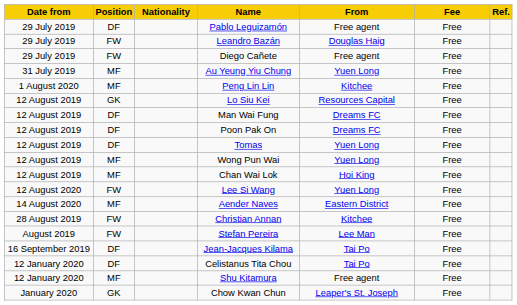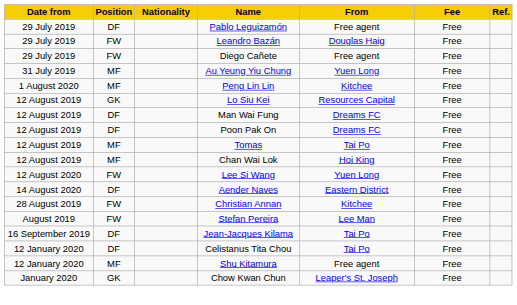(114, 145) DF -> (114, 145) MF
(357, 145) Yuen Long -> (357, 145) Tai Po
- row: (248, 160)
(114, 204) MF -> (114, 190) DF
